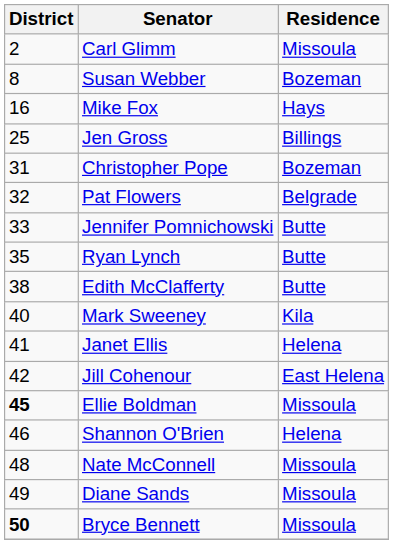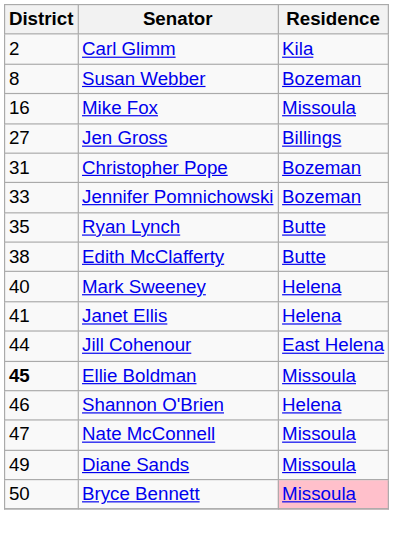(319, 49) Missoula -> (298, 49) Kila
(303, 108) Hays -> (319, 108) Missoula
(19, 138) 25 -> (19, 138) 27
- row: (131, 197)
(304, 227) Butte -> (322, 197) Bozeman
(298, 316) Kila -> (312, 286) Helena
(19, 375) 42 -> (19, 345) 44
(19, 464) 48 -> (19, 434) 47
(19, 524) bold -> (19, 494) normal
(319, 524) no background -> (319, 494) pink background
